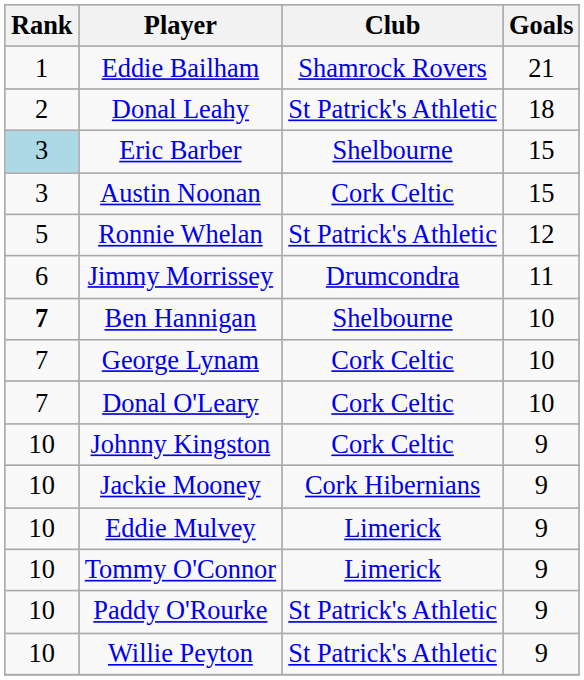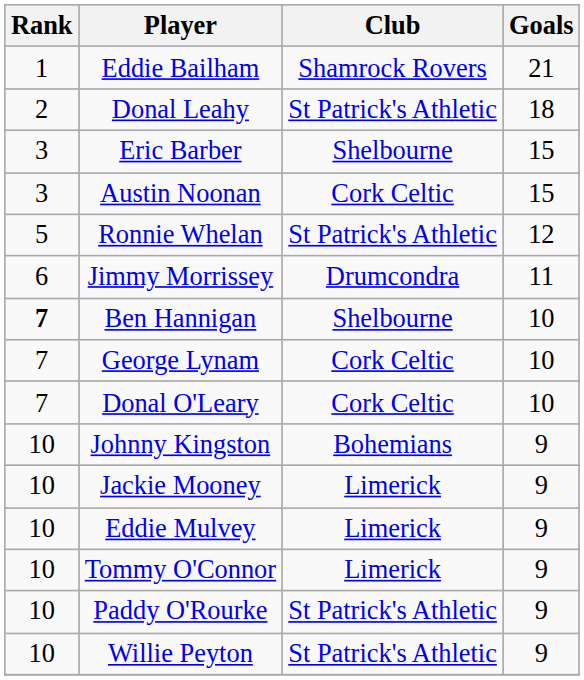(42, 151) lightblue background -> (42, 151) no background
(393, 444) Cork Celtic -> (393, 444) Bohemians
(393, 485) Cork Hibernians -> (393, 485) Limerick
